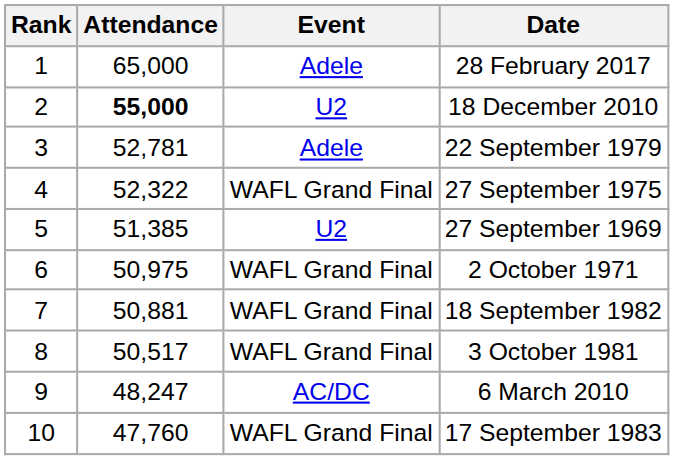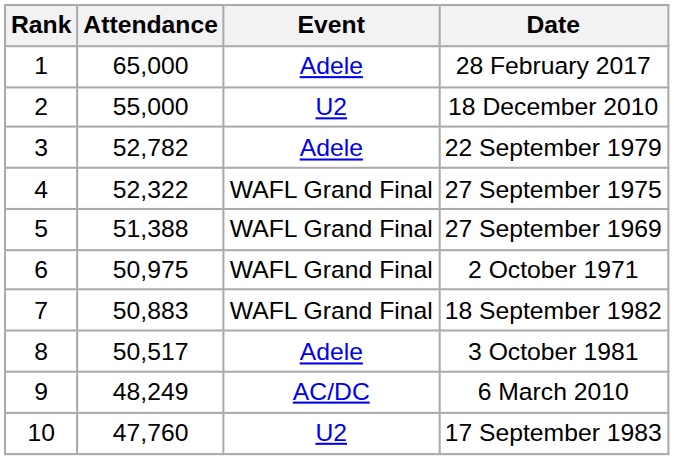(151, 107) bold -> (151, 107) normal
(151, 148) 52,781 -> (151, 148) 52,782
(151, 229) 51,385 -> (151, 229) 51,388
(331, 229) U2 -> (331, 229) WAFL Grand Final
(151, 311) 50,881 -> (151, 311) 50,883
(331, 351) WAFL Grand Final -> (331, 351) Adele
(151, 392) 48,247 -> (151, 392) 48,249
(331, 433) WAFL Grand Final -> (331, 433) U2
